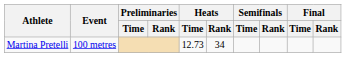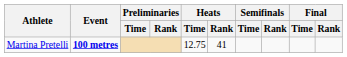(95, 45) normal -> (96, 45) bold
(193, 45) 12.73 -> (195, 45) 12.75
(220, 45) 34 -> (222, 45) 41
